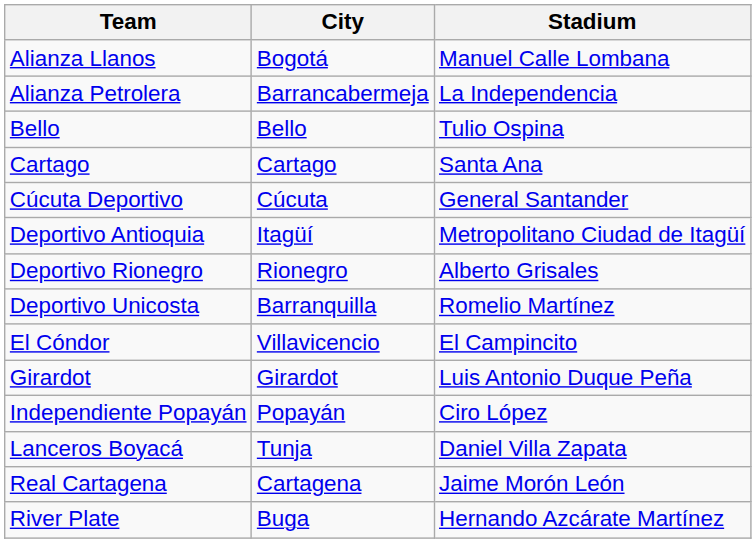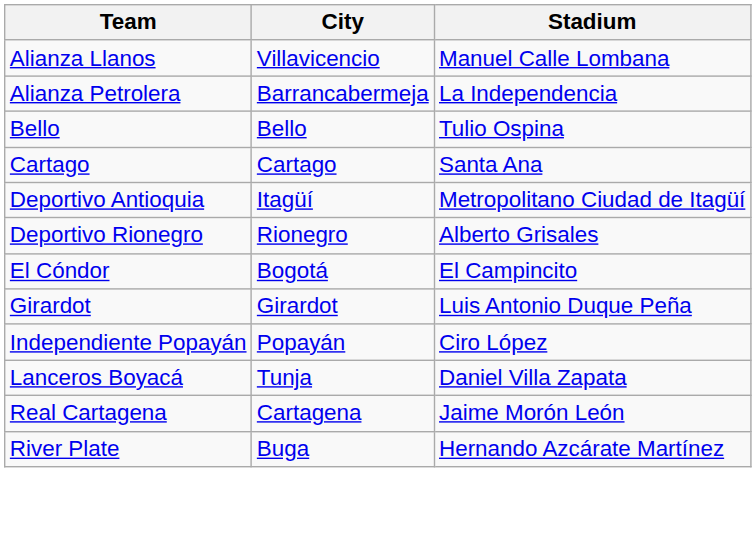(292, 57) Bogotá -> (318, 57) Villavicencio
- row: (96, 199)
- row: (104, 306)
(318, 341) Villavicencio -> (292, 270) Bogotá
